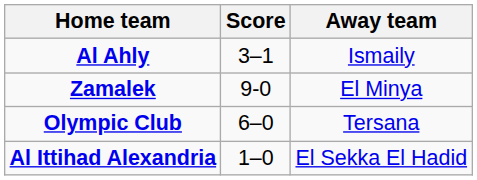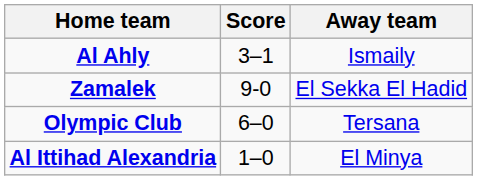(381, 89) El Minya -> (381, 89) El Sekka El Hadid
(381, 157) El Sekka El Hadid -> (381, 157) El Minya
